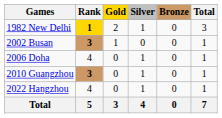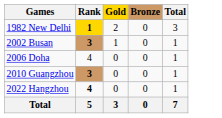- column: (143, 12)
(89, 89) normal -> (89, 89) bold
